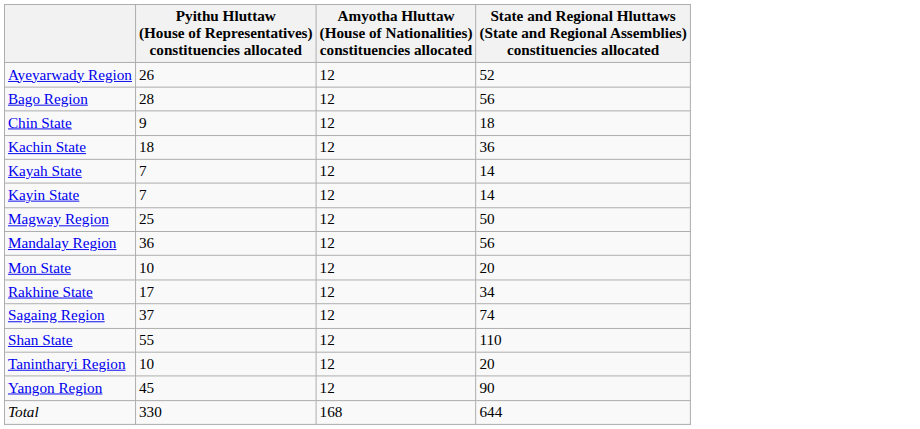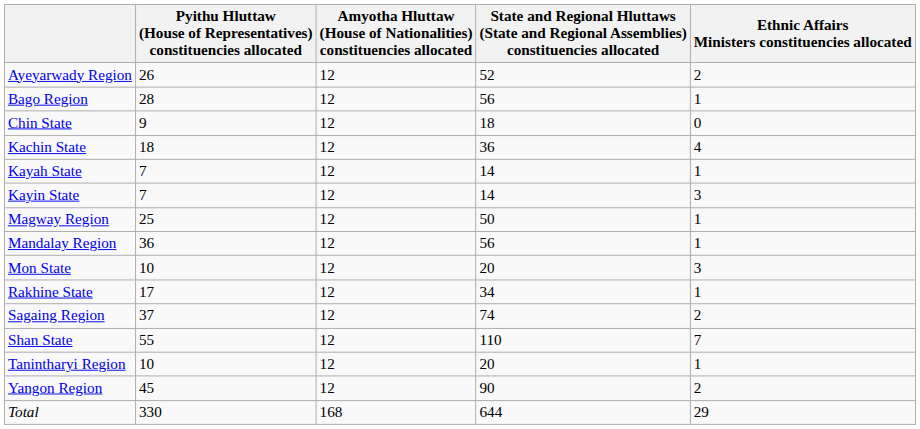+ column: (803, 33)
